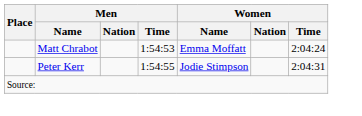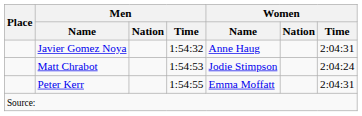+ row: (82, 48)
(213, 48) Emma Moffatt -> (243, 66) Jodie Stimpson
(214, 66) Jodie Stimpson -> (242, 84) Emma Moffatt
